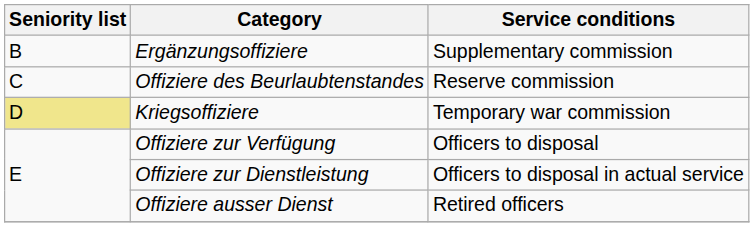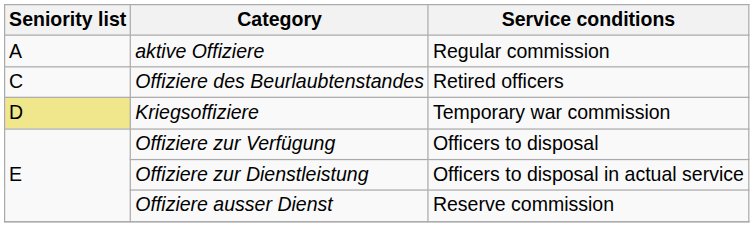+ row: (200, 50)
- row: (222, 50)
(523, 81) Reserve commission -> (498, 81) Retired officers
(498, 205) Retired officers -> (523, 205) Reserve commission
